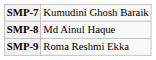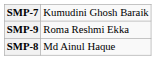rows swapped: (23, 30) <-> (23, 47)
